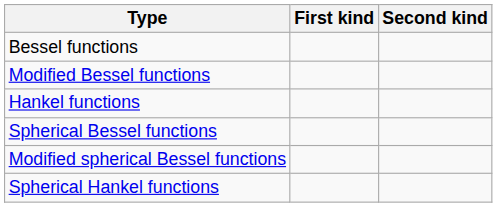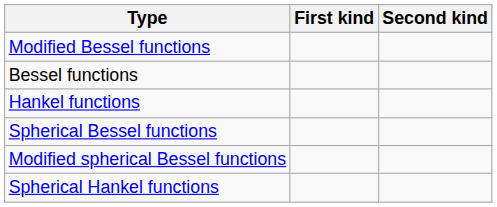rows swapped: (73, 46) <-> (109, 74)
